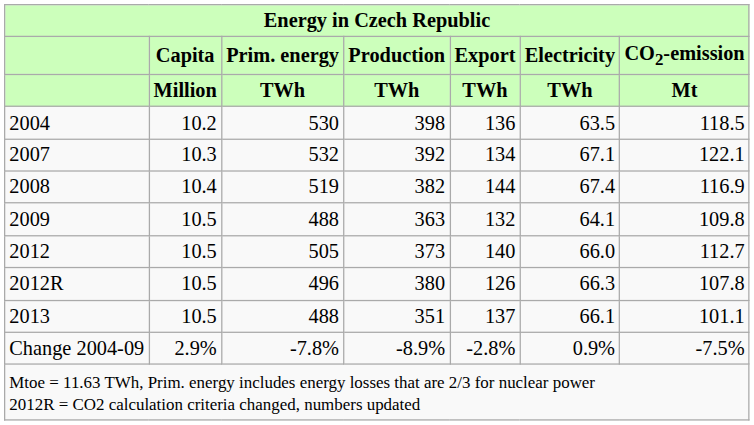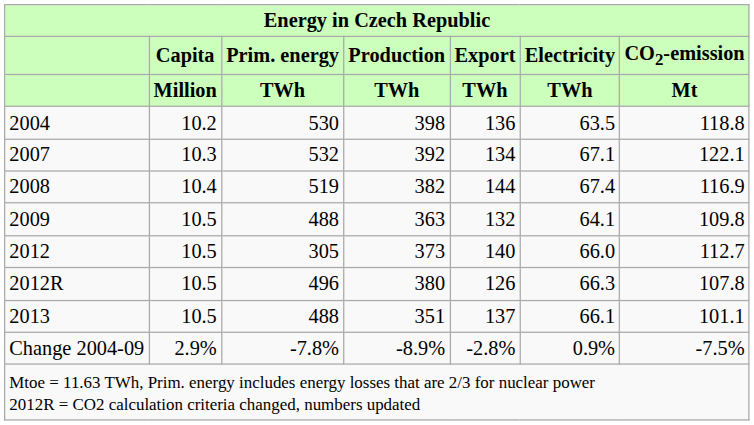(722, 122) 118.5 -> (722, 122) 118.8
(324, 251) 505 -> (324, 251) 305
